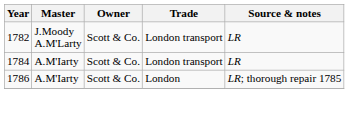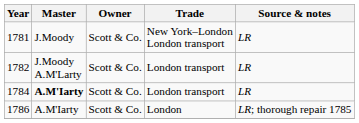+ row: (18, 37)
(56, 61) normal -> (59, 91) bold
